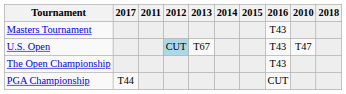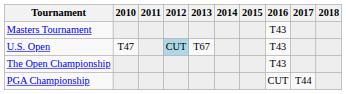columns swapped: (303, 13) <-> (126, 13)
